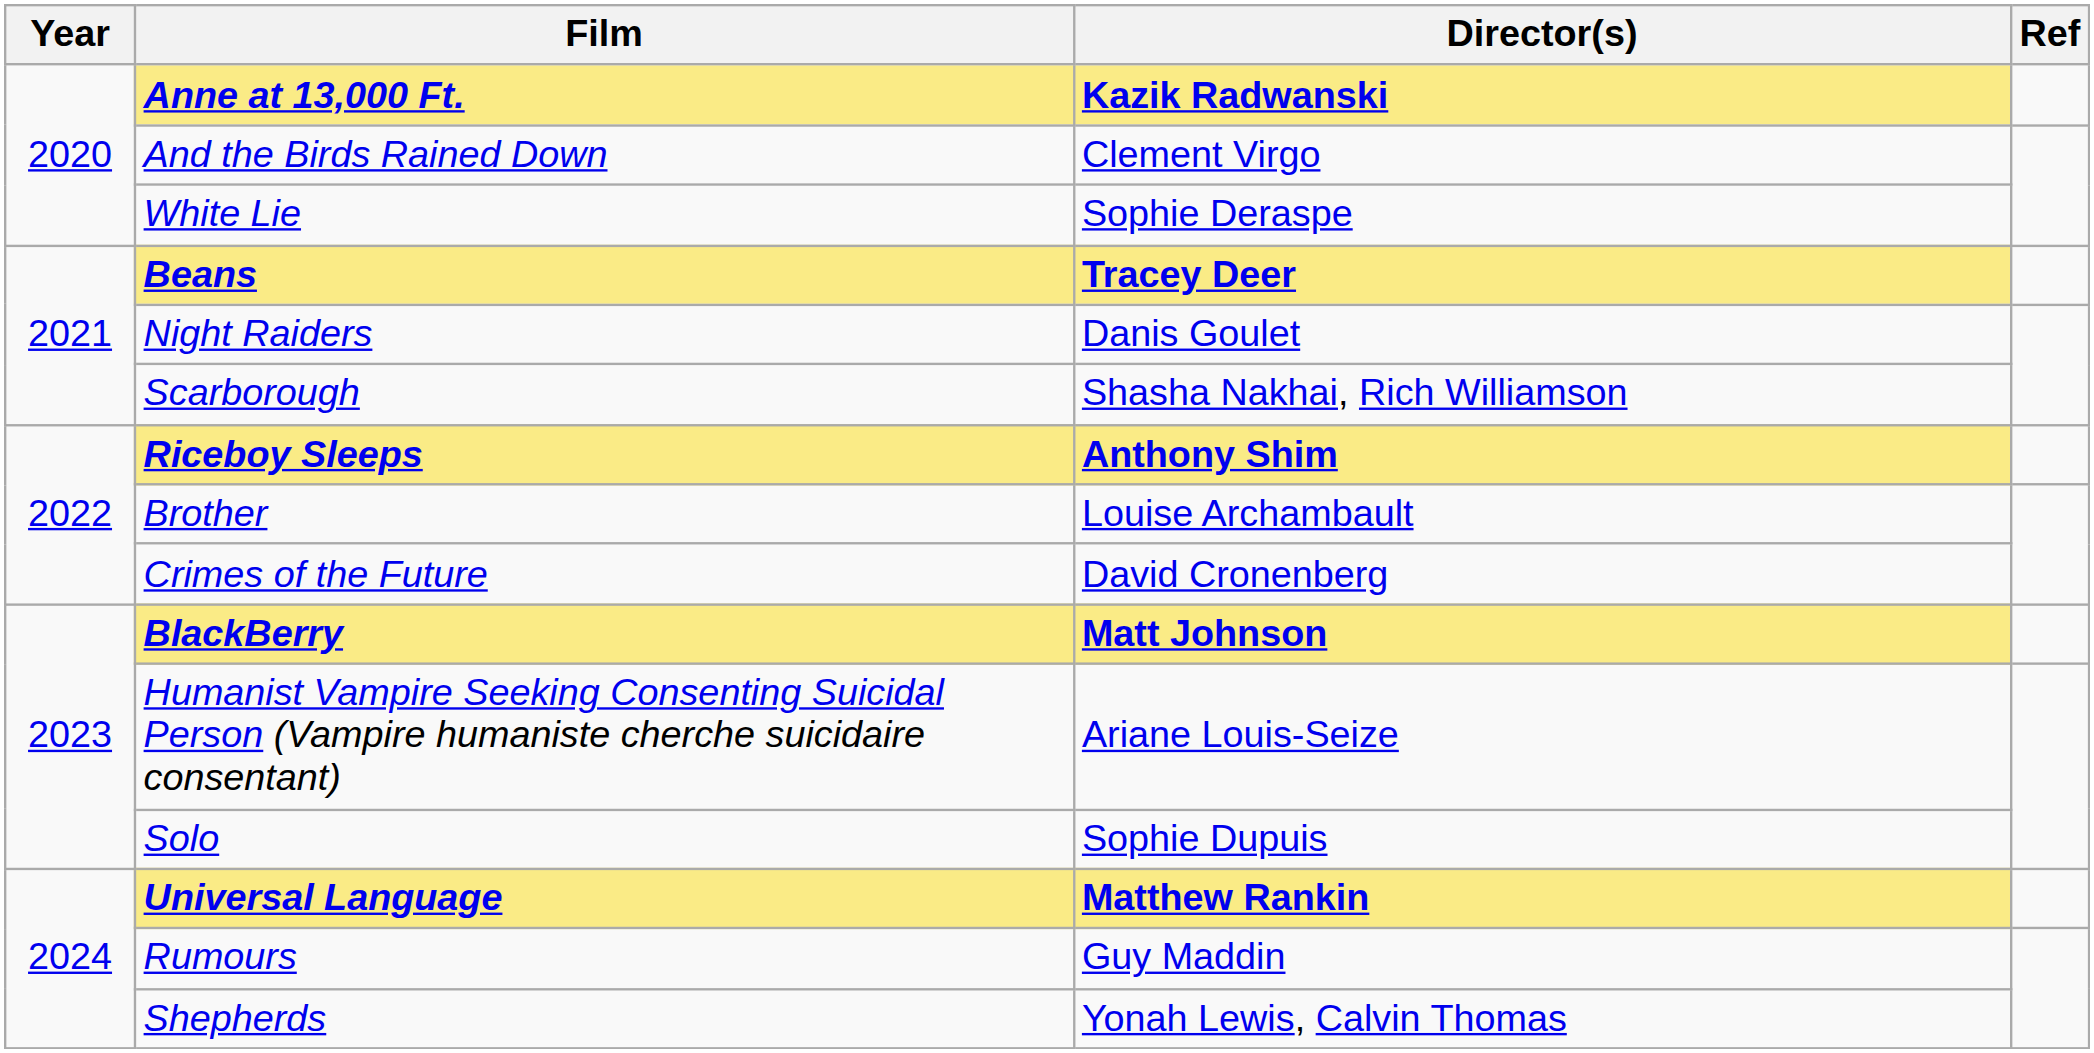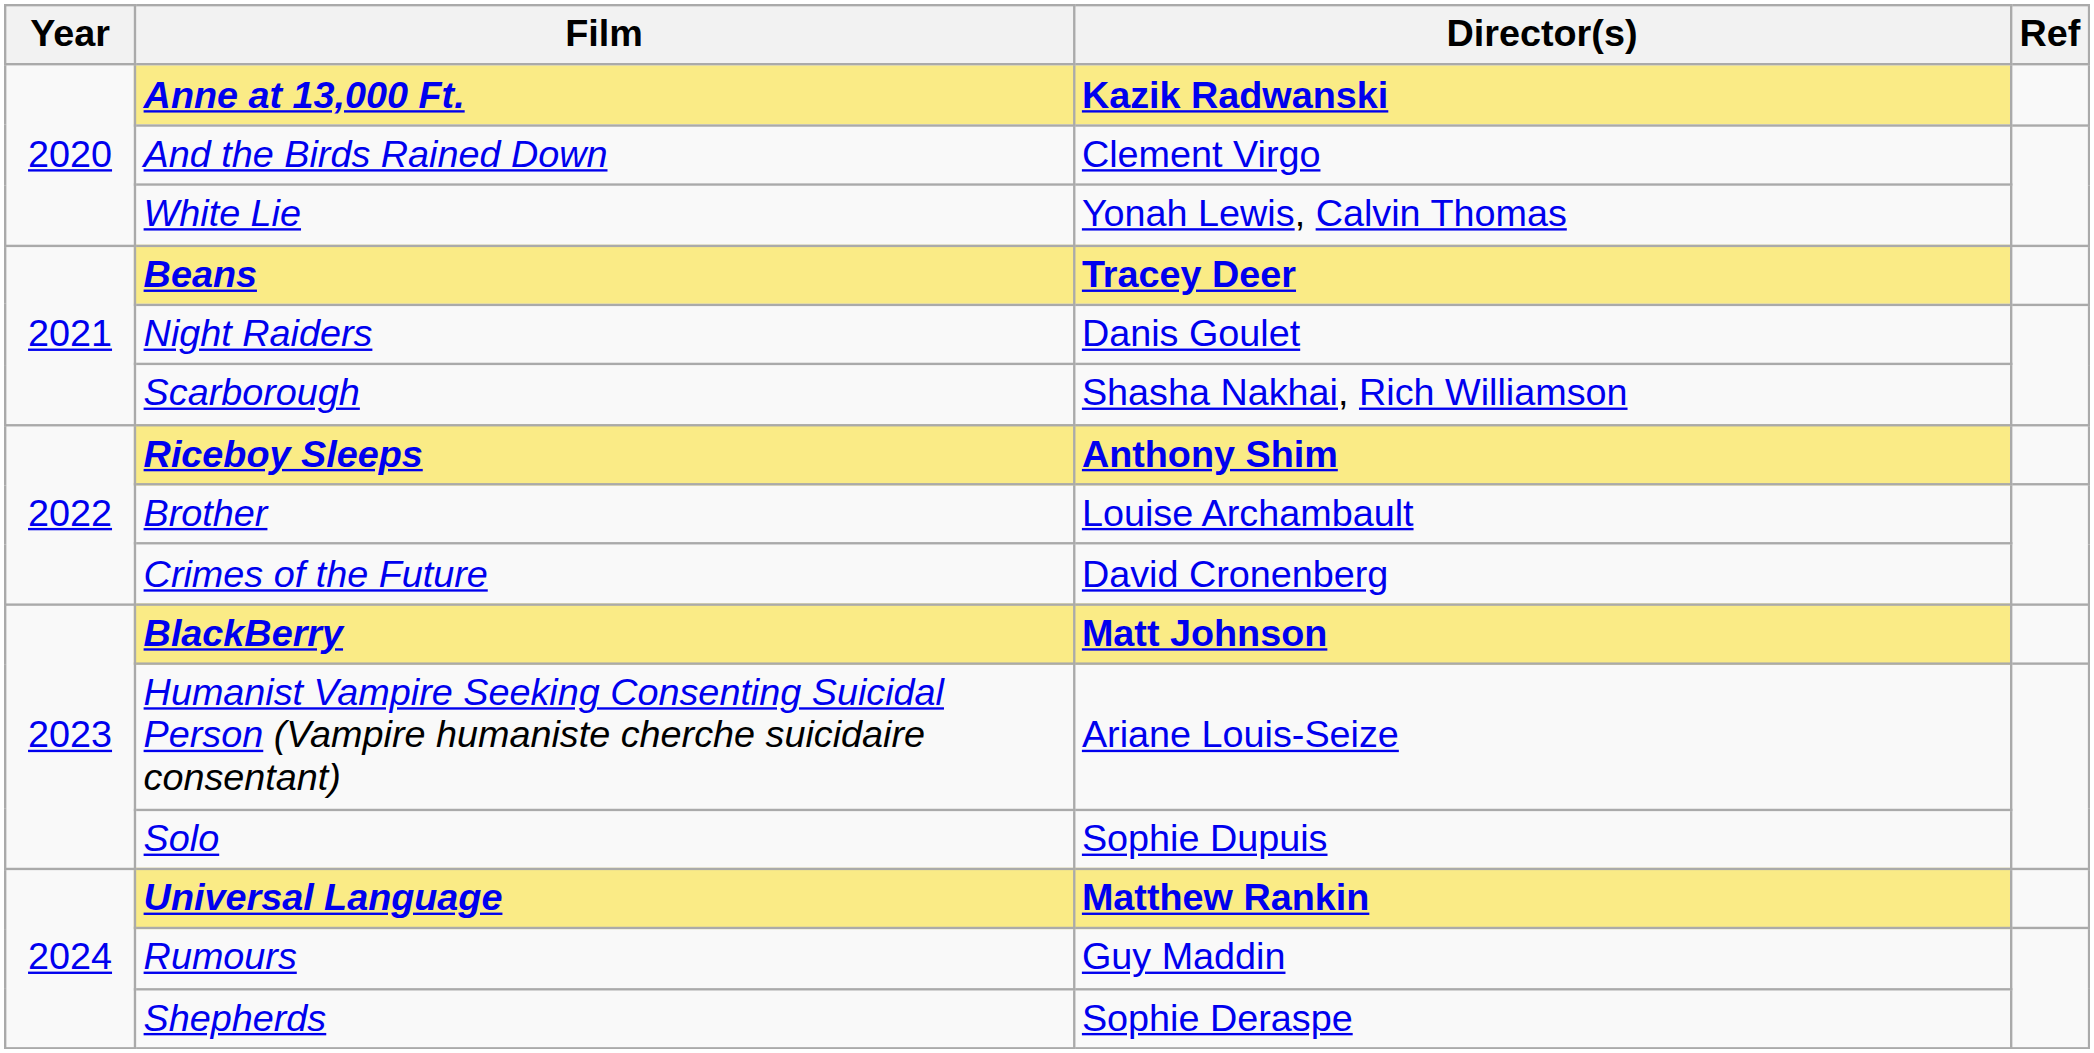(1217, 214) Sophie Deraspe -> (1324, 214) Yonah Lewis, Calvin Thomas
(1324, 1017) Yonah Lewis, Calvin Thomas -> (1217, 1017) Sophie Deraspe
